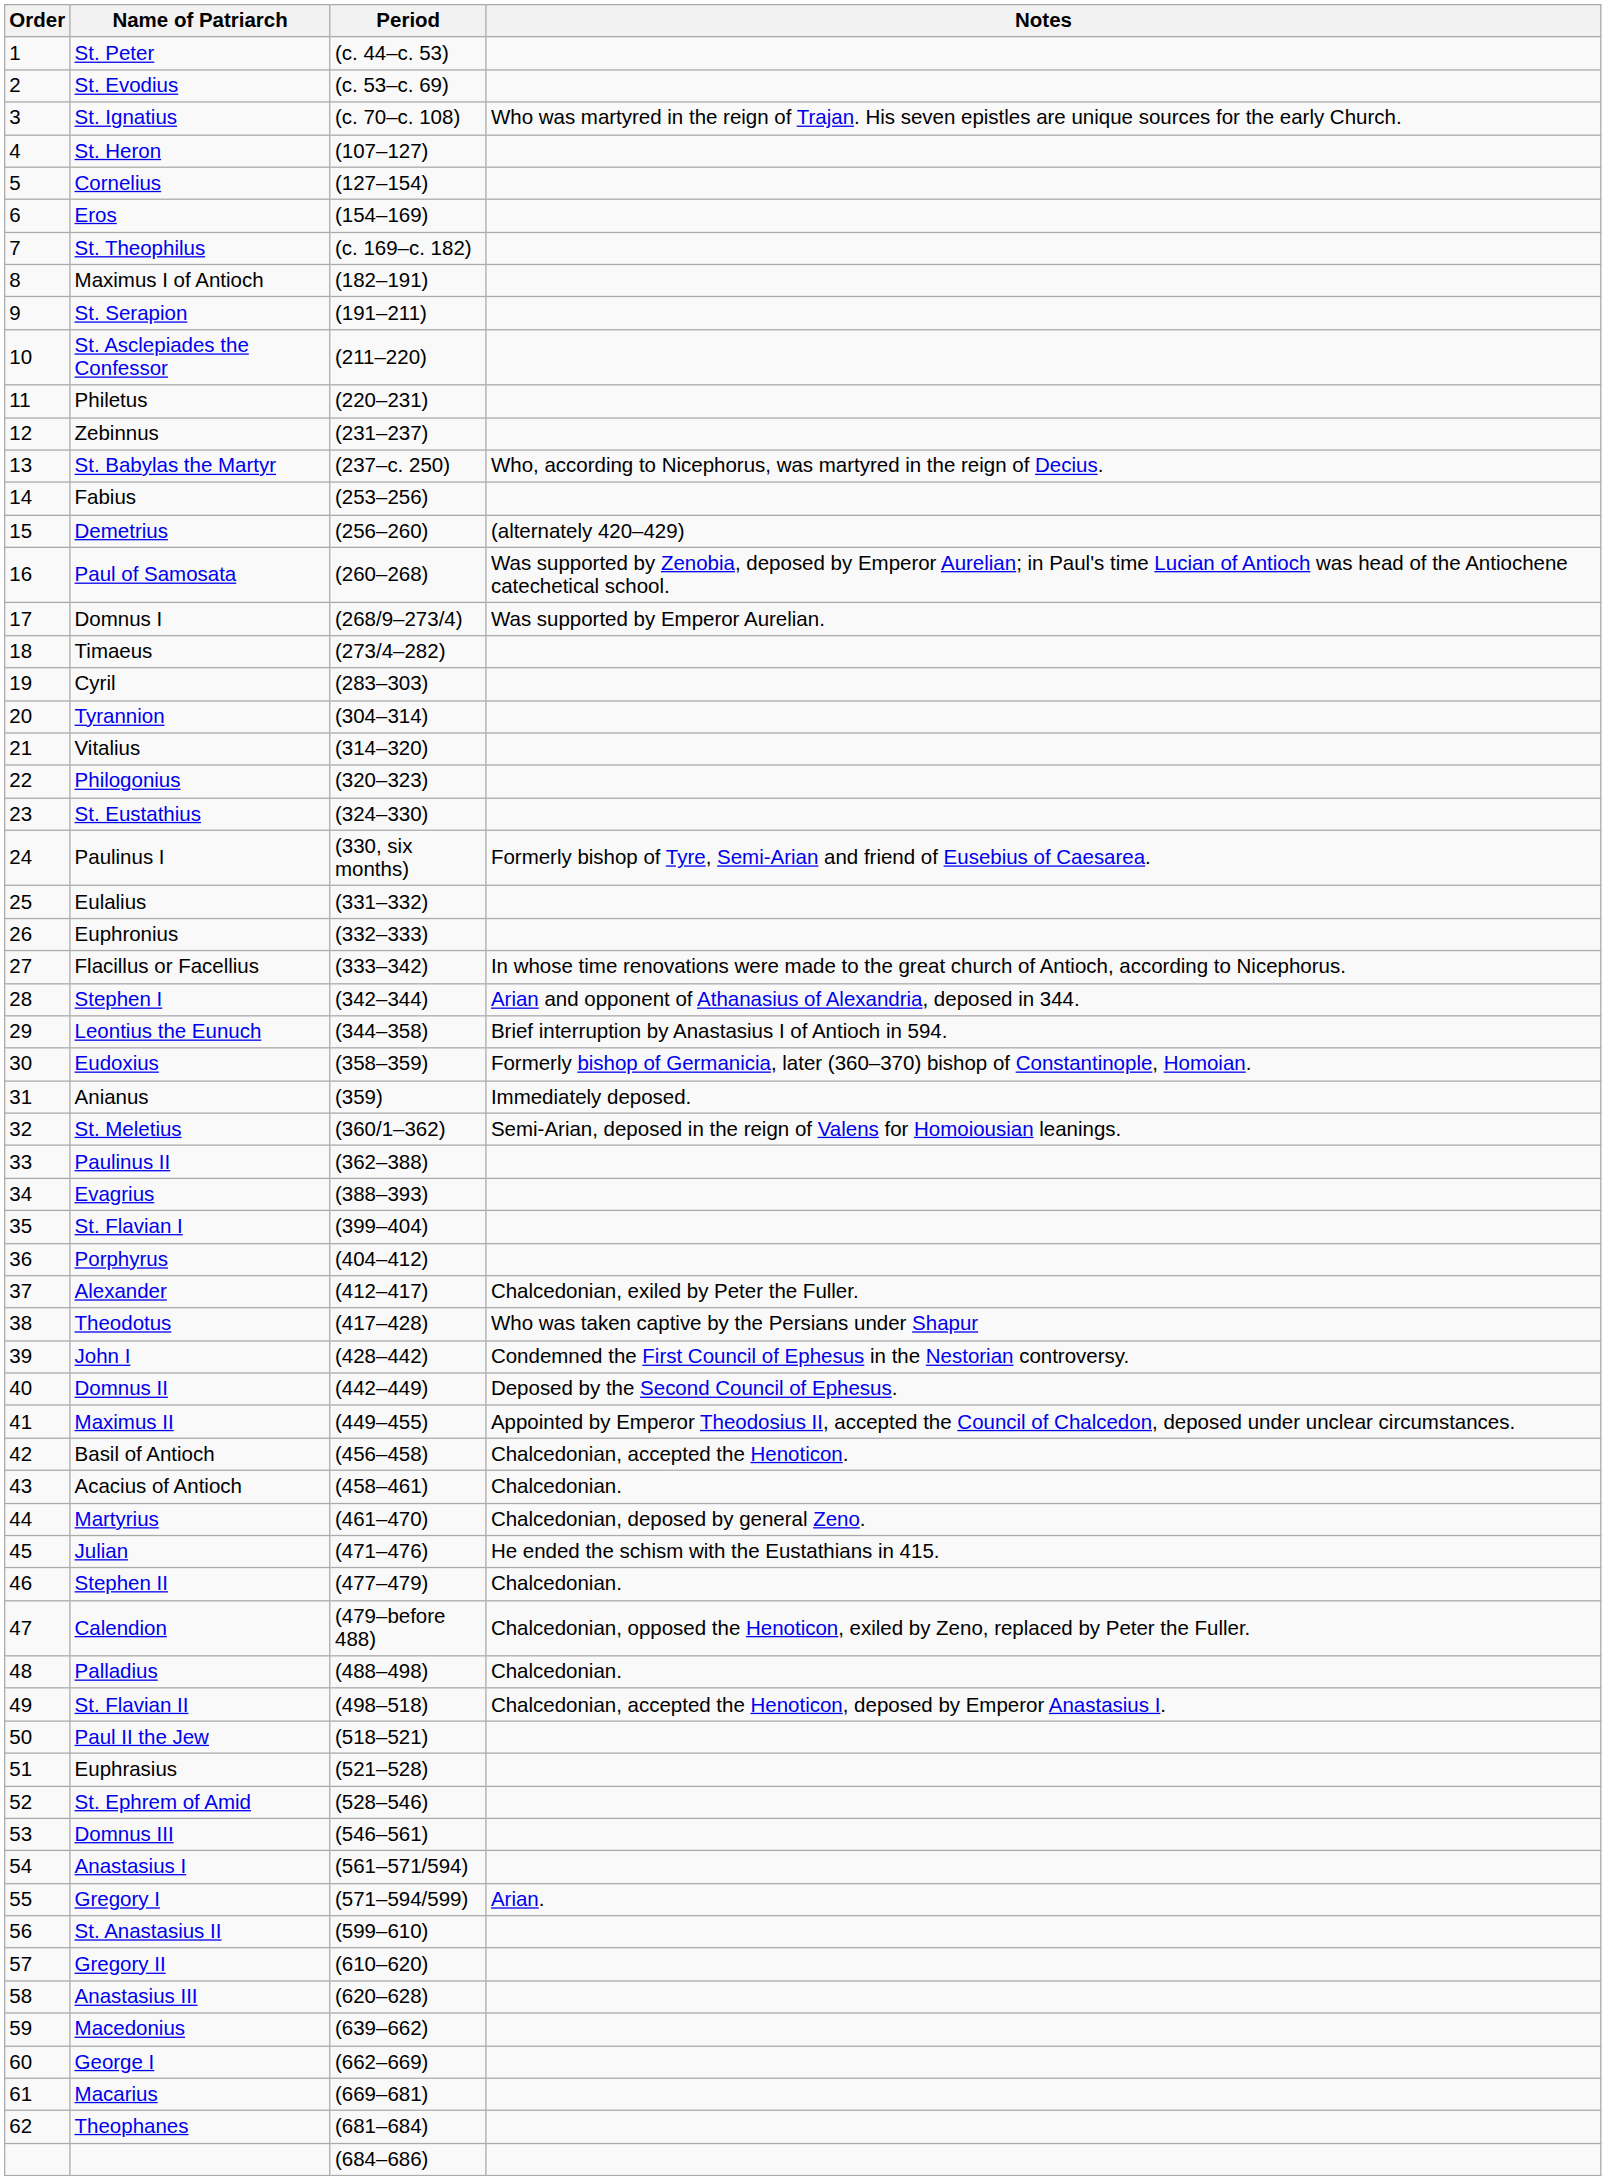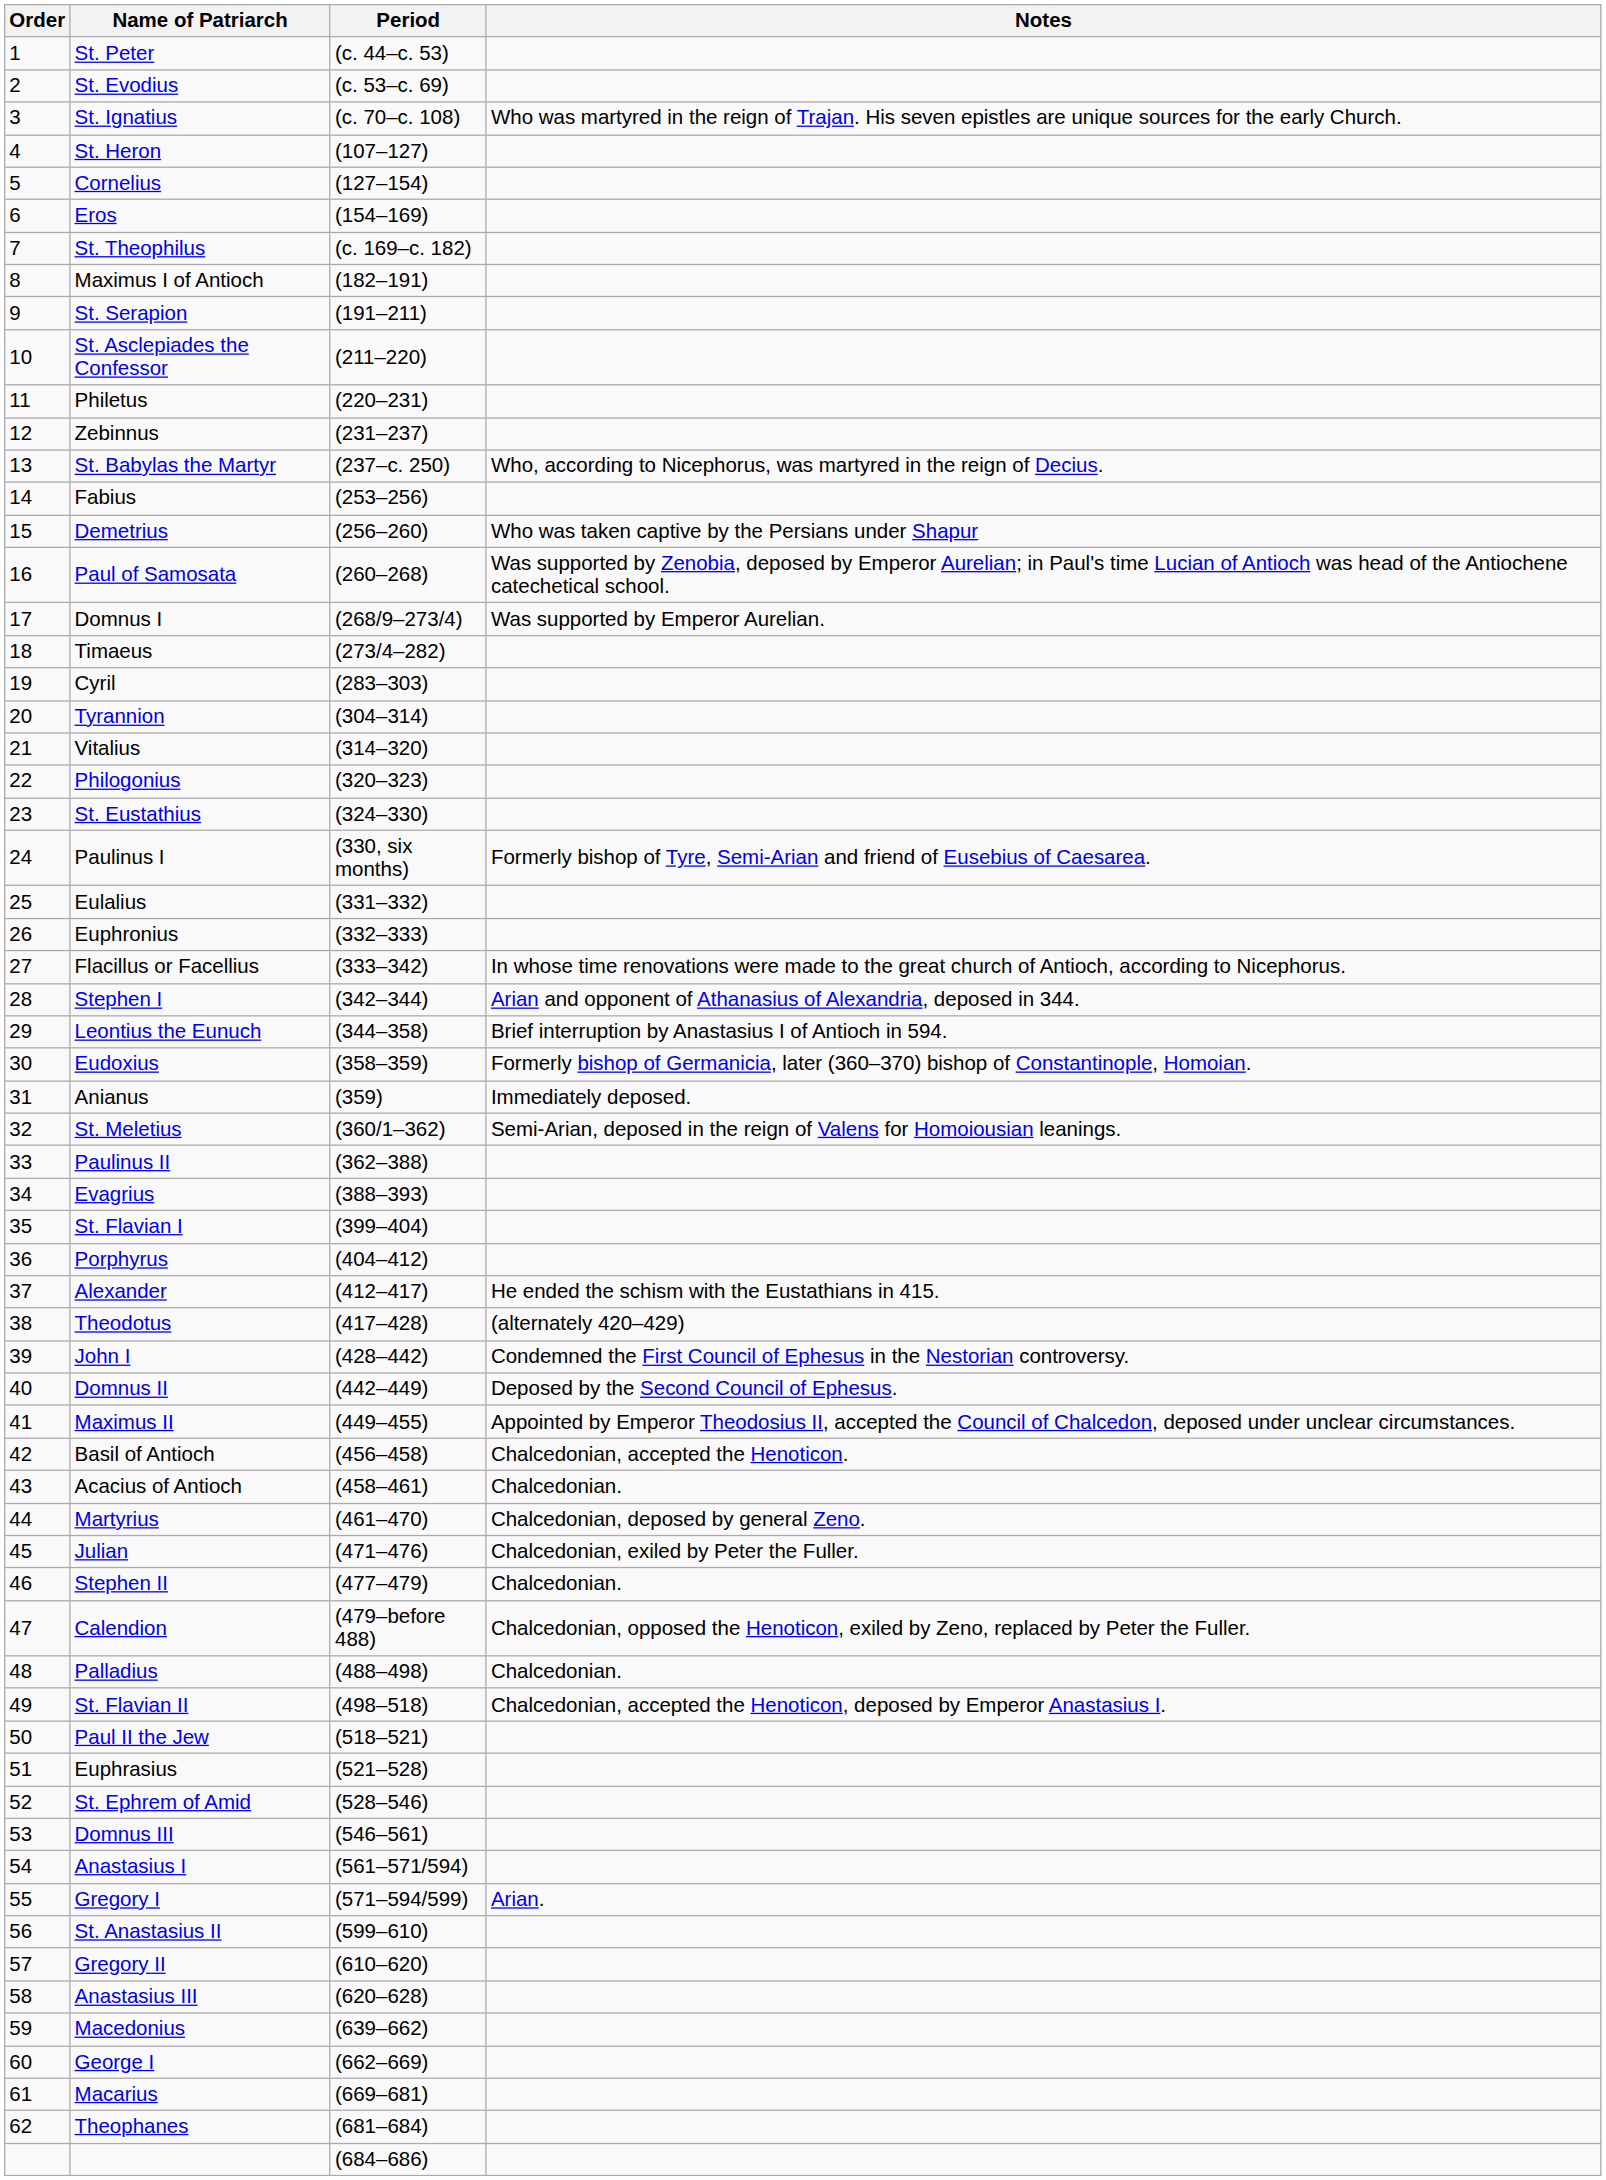(588, 530) (alternately 420–429) -> (735, 530) Who was taken captive by the Persians under Shapur
(675, 1291) Chalcedonian, exiled by Peter the Fuller. -> (715, 1291) He ended the schism with the Eustathians in 415.
(735, 1324) Who was taken captive by the Persians under Shapur -> (588, 1324) (alternately 420–429)
(715, 1551) He ended the schism with the Eustathians in 415. -> (675, 1551) Chalcedonian, exiled by Peter the Fuller.
